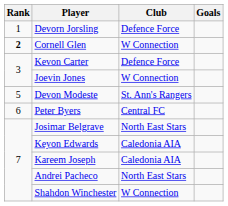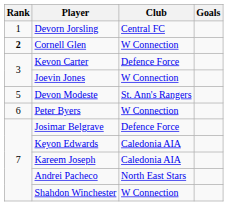(150, 29) Defence Force -> (143, 29) Central FC
(143, 111) Central FC -> (150, 111) W Connection
(154, 127) North East Stars -> (150, 127) Defence Force
